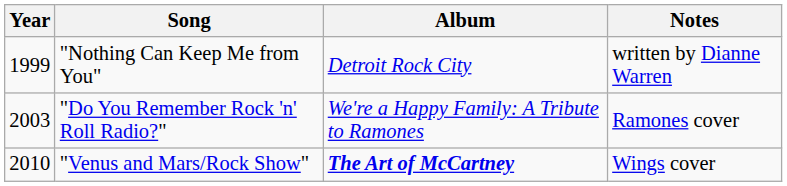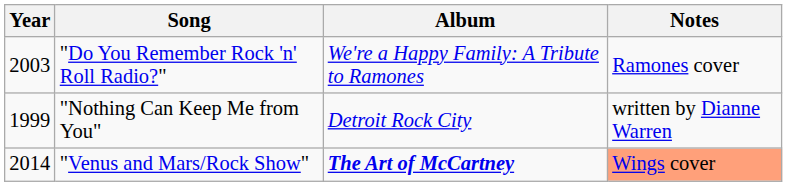rows swapped: (179, 64) <-> (178, 120)
(30, 164) 2010 -> (30, 164) 2014
(664, 164) no background -> (664, 164) lightsalmon background
